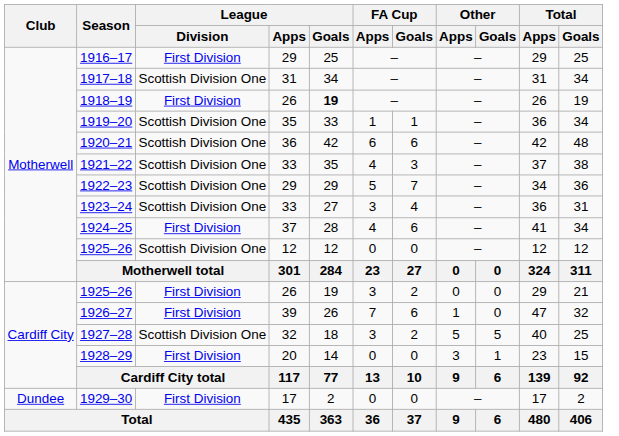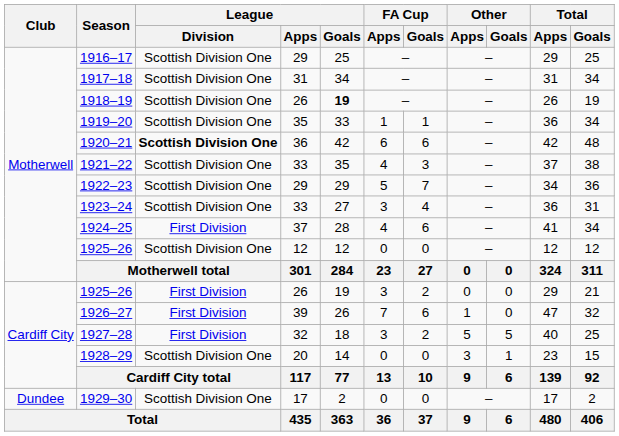(202, 57) First Division -> (208, 57) Scottish Division One
(202, 100) First Division -> (208, 100) Scottish Division One
(202, 143) normal -> (208, 143) bold
(202, 334) Scottish Division One -> (208, 334) First Division
(202, 356) First Division -> (208, 356) Scottish Division One
(202, 398) First Division -> (208, 398) Scottish Division One
